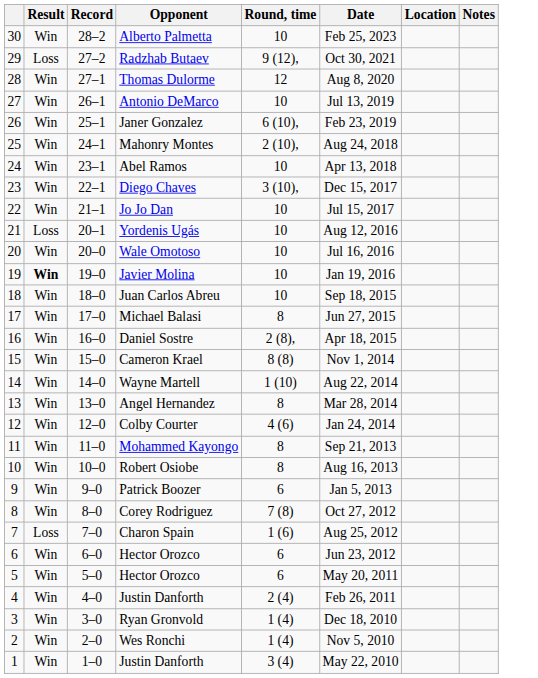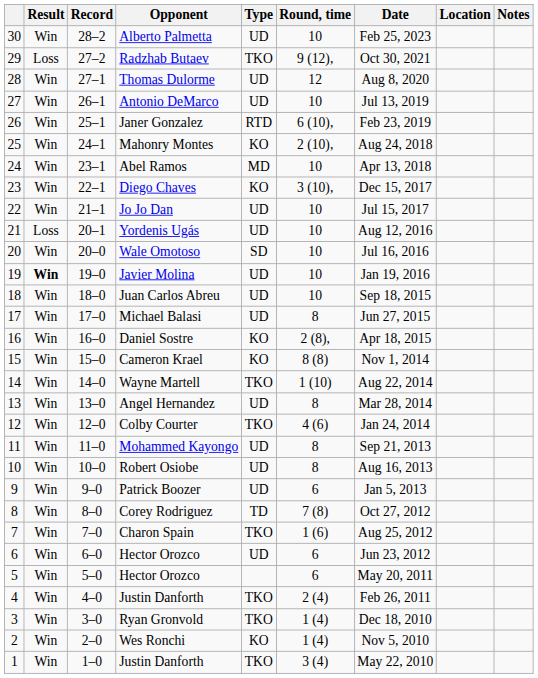+ column: (259, 15)
(46, 532) Loss -> (46, 532) Win
